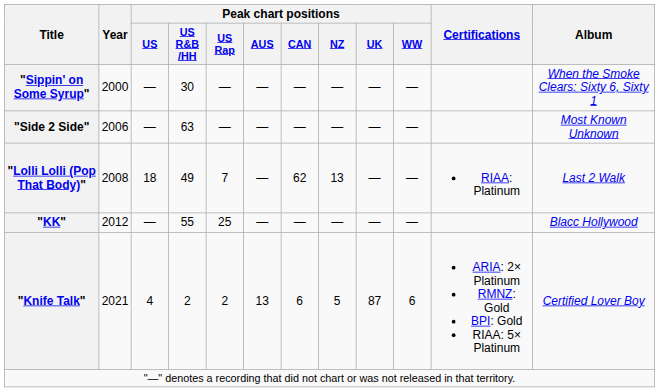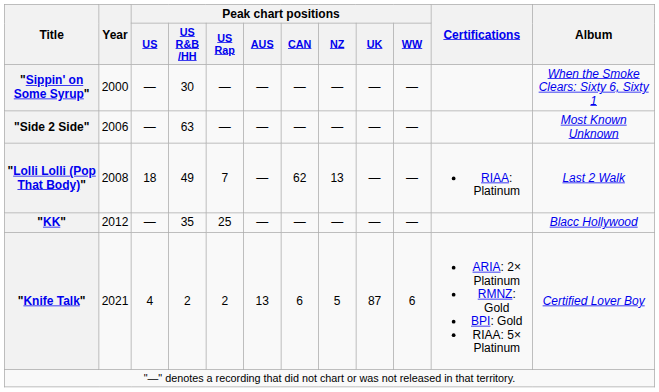(187, 222) 55 -> (187, 222) 35
